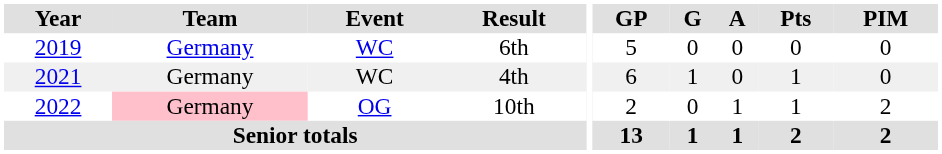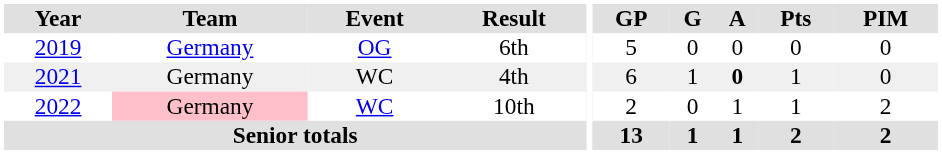(375, 47) WC -> (375, 47) OG
(737, 76) normal -> (737, 76) bold
(375, 105) OG -> (375, 105) WC
